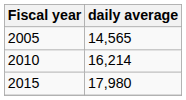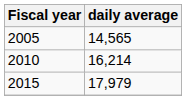(110, 83) 17,980 -> (110, 83) 17,979
